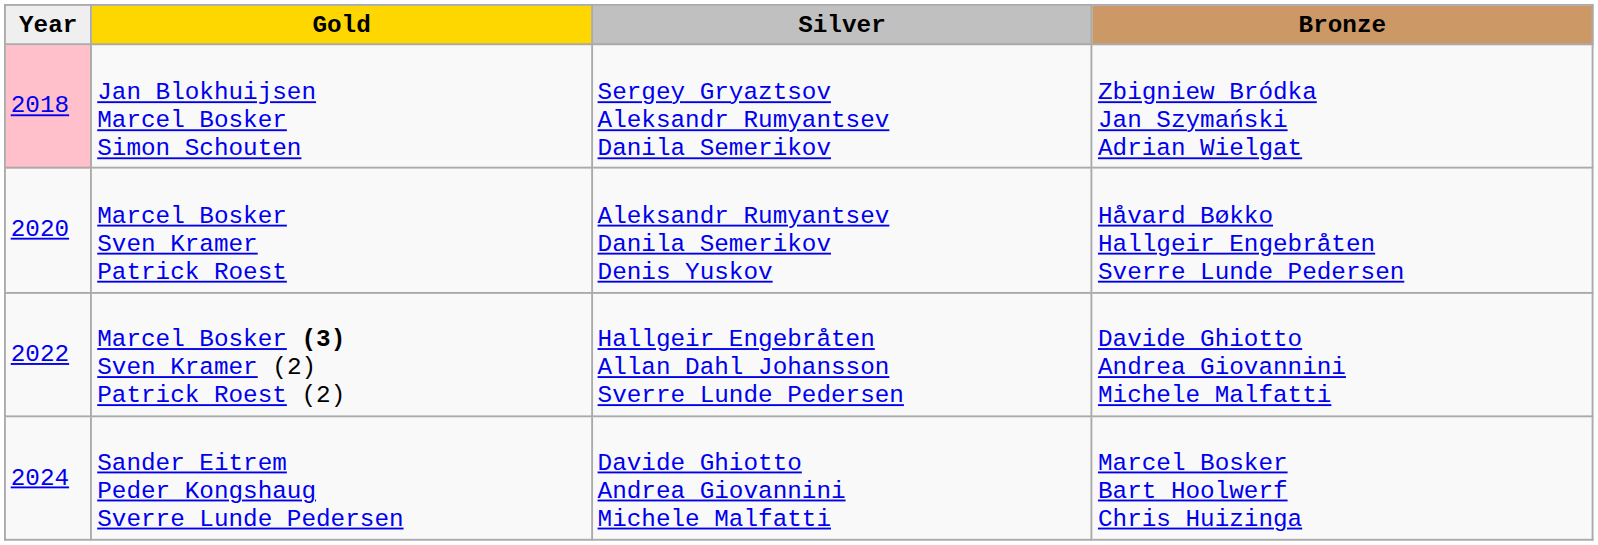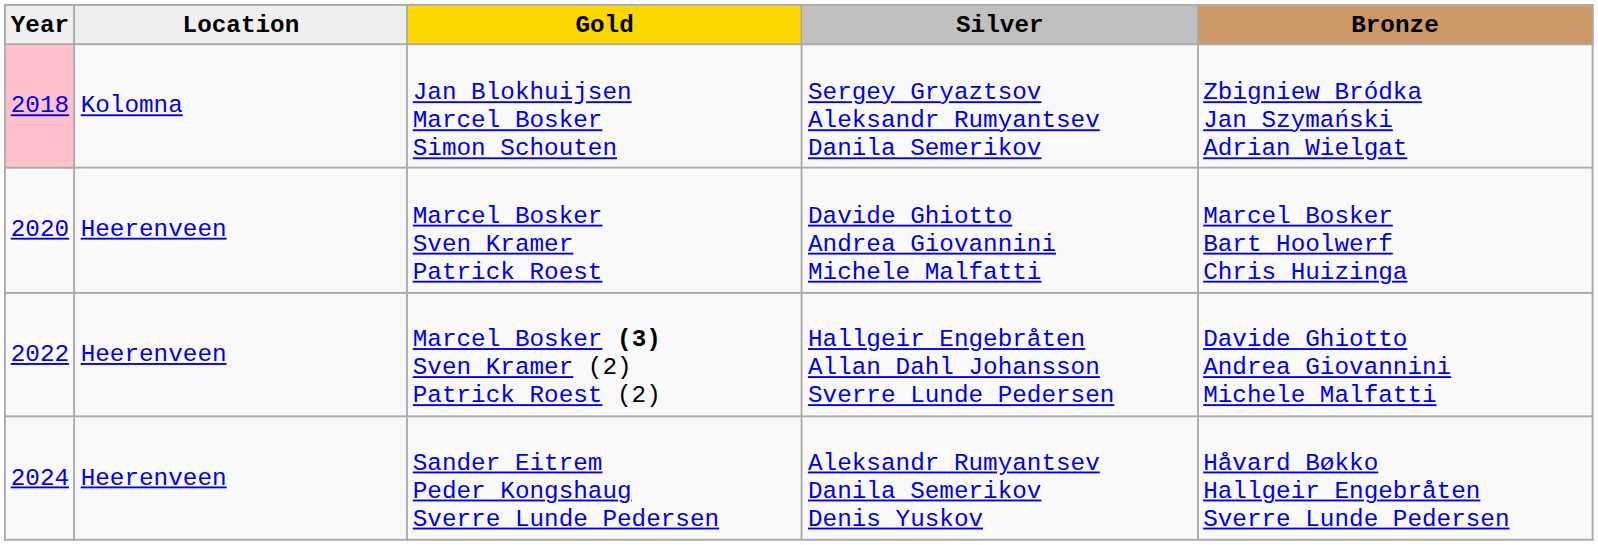+ column: (241, 25)
(743, 244) Aleksandr Rumyantsev Danila Semerikov Denis Yuskov -> (932, 244) Davide Ghiotto Andrea Giovannini Michele Malfatti
(1251, 244) Håvard Bøkko Hallgeir Engebråten Sverre Lunde Pedersen -> (1305, 244) Marcel Bosker Bart Hoolwerf Chris Huizinga
(722, 492) Davide Ghiotto Andrea Giovannini Michele Malfatti -> (954, 492) Aleksandr Rumyantsev Danila Semerikov Denis Yuskov
(1200, 492) Marcel Bosker Bart Hoolwerf Chris Huizinga -> (1356, 492) Håvard Bøkko Hallgeir Engebråten Sverre Lunde Pedersen
